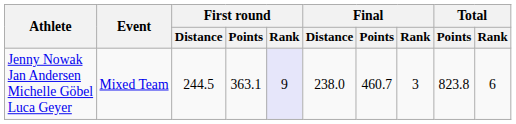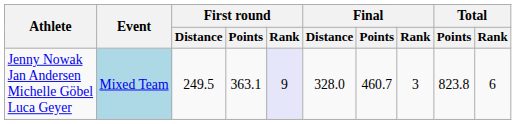(134, 84) no background -> (134, 84) lightblue background
(199, 84) 244.5 -> (199, 84) 249.5
(330, 84) 238.0 -> (330, 84) 328.0
